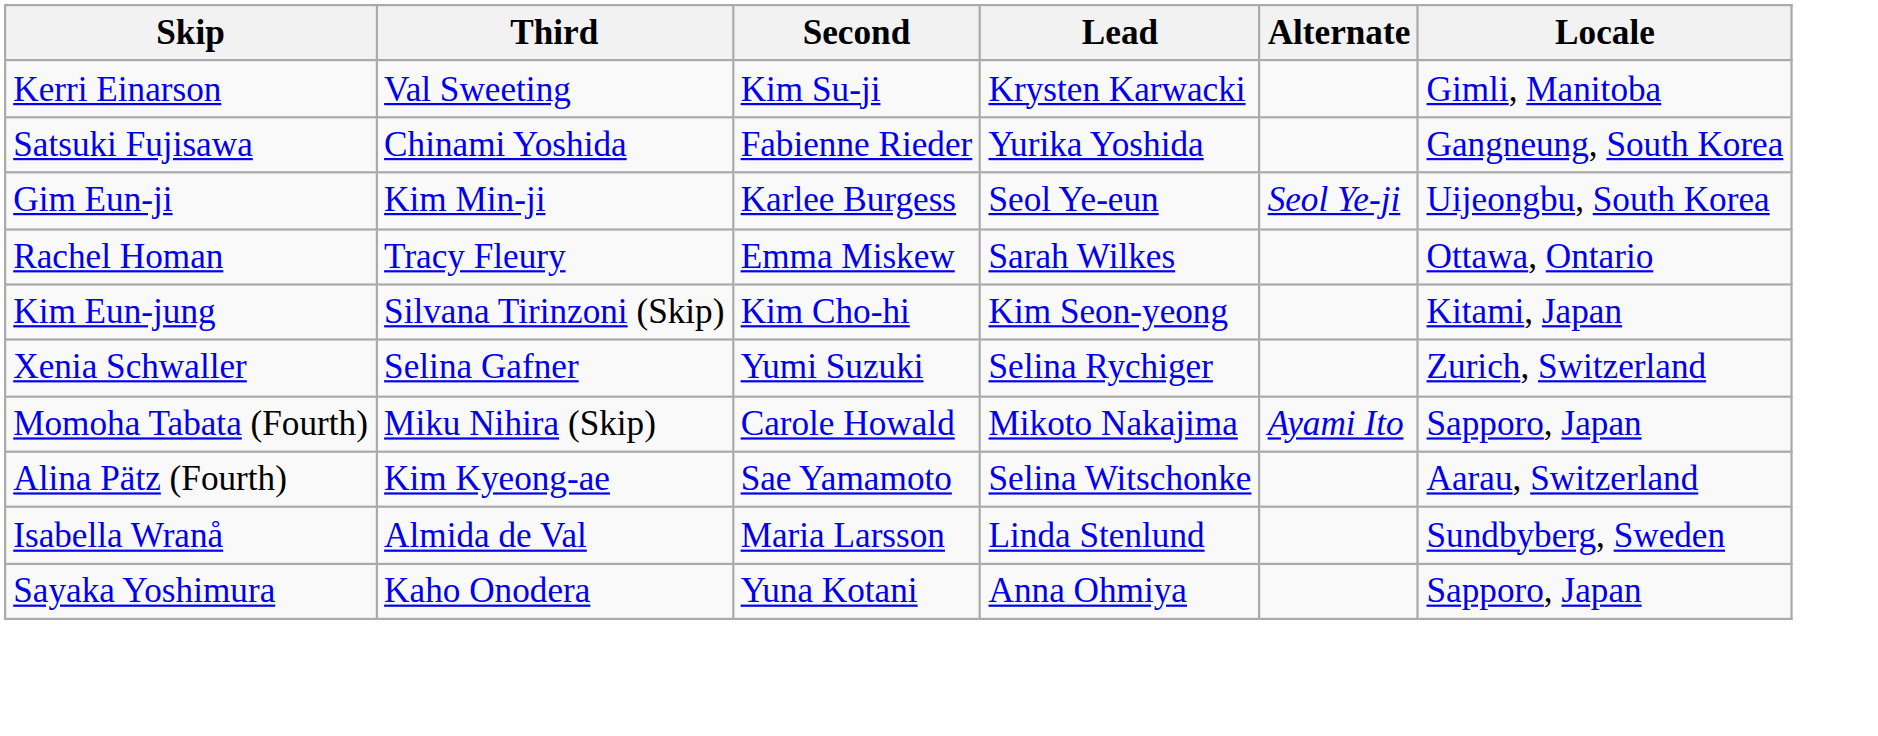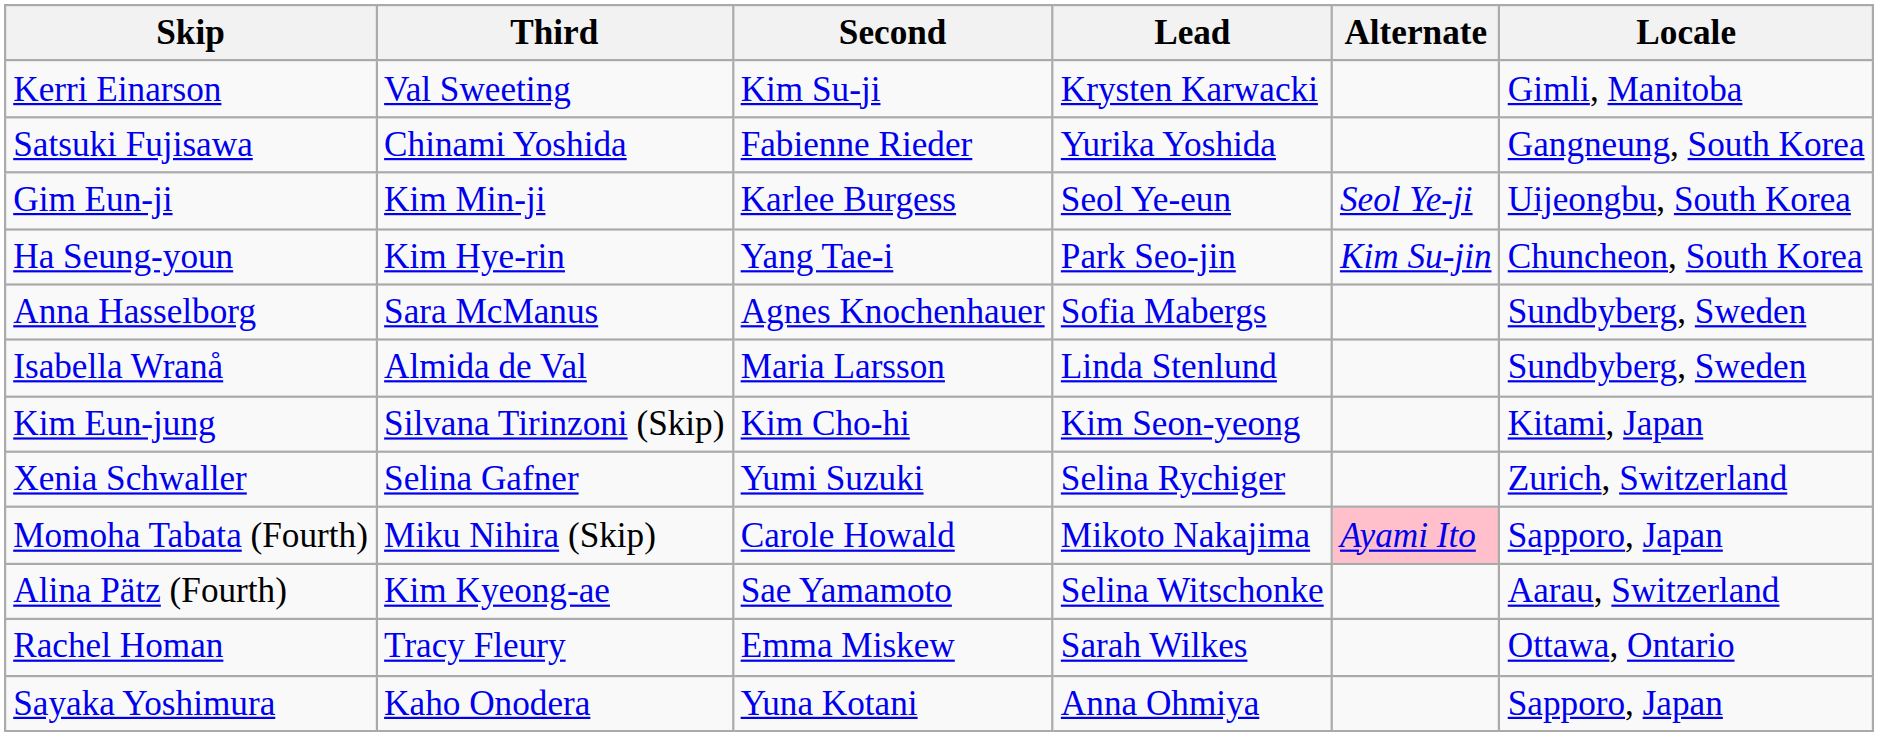+ row: (123, 255)
+ row: (135, 311)
rows swapped: (118, 255) <-> (118, 534)
(1336, 423) no background -> (1408, 534) pink background
